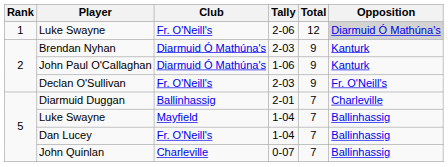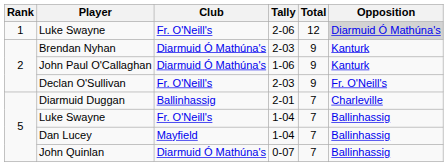(177, 118) Mayfield -> (185, 118) Fr. O'Neill's
(185, 135) Fr. O'Neill's -> (177, 135) Mayfield
(182, 153) Charleville -> (211, 153) Diarmuid Ó Mathúna's
